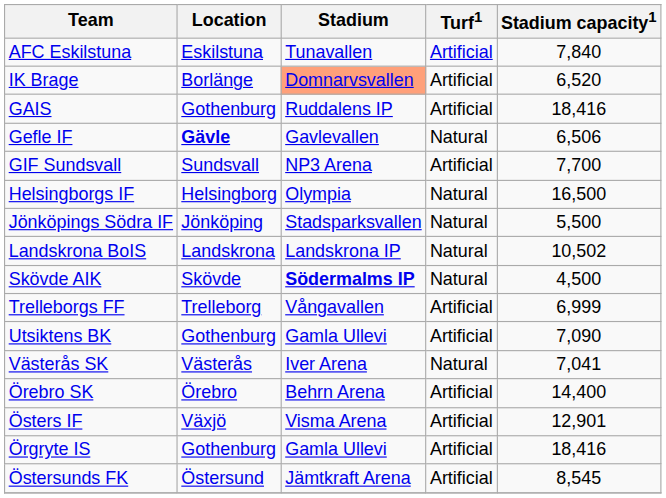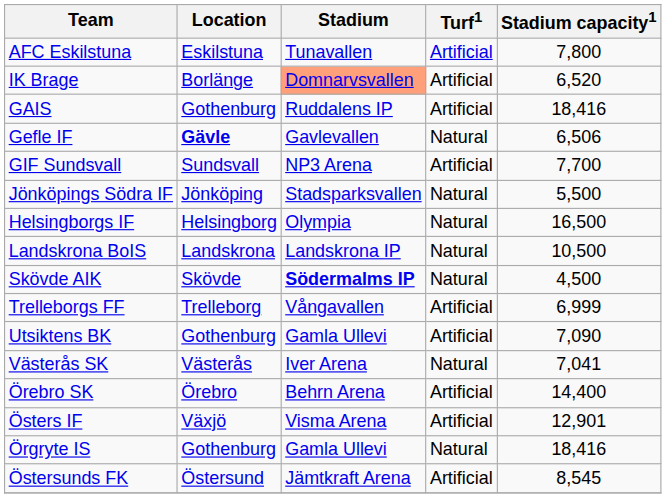(579, 51) 7,840 -> (579, 51) 7,800
rows swapped: (71, 194) <-> (91, 222)
(579, 250) 10,502 -> (579, 250) 10,500
(461, 449) Artificial -> (459, 449) Natural
